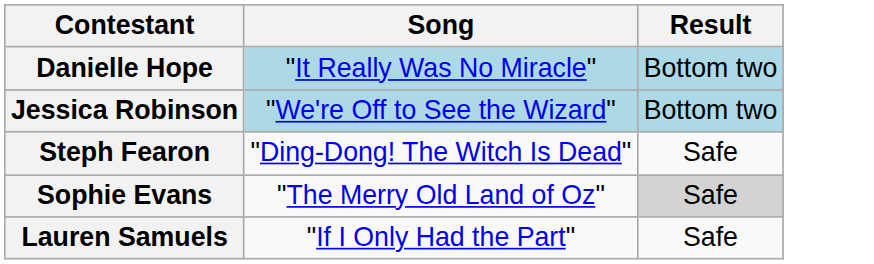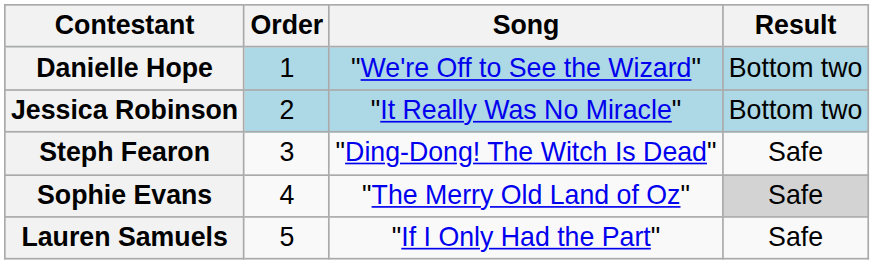+ column: (287, 25)
(441, 68) "It Really Was No Miracle" -> (526, 68) "We're Off to See the Wizard"
(441, 110) "We're Off to See the Wizard" -> (526, 110) "It Really Was No Miracle"
